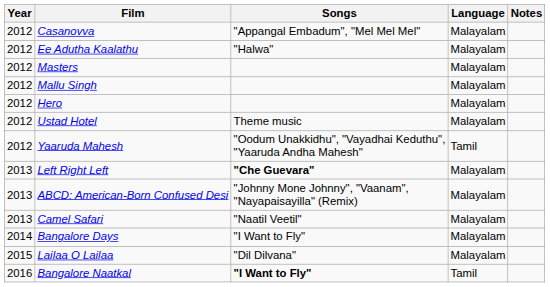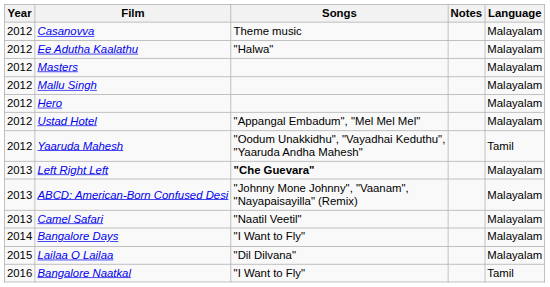columns swapped: (478, 13) <-> (526, 13)
(327, 31) "Appangal Embadum", "Mel Mel Mel" -> (268, 31) Theme music
(268, 121) Theme music -> (327, 121) "Appangal Embadum", "Mel Mel Mel"
(273, 273) bold -> (269, 273) normal
